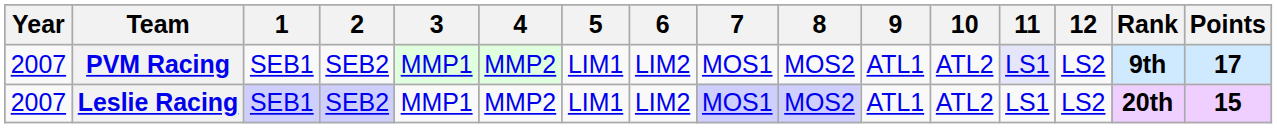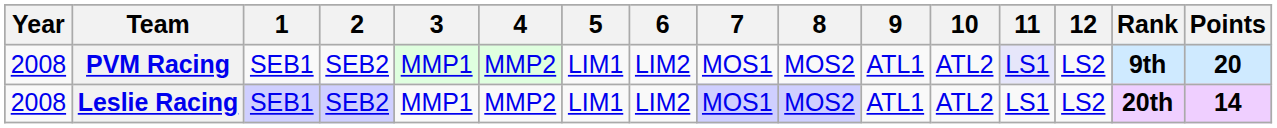(38, 64) 2007 -> (38, 64) 2008
(1228, 64) 17 -> (1228, 64) 20
(38, 104) 2007 -> (38, 104) 2008
(1228, 104) 15 -> (1228, 104) 14
